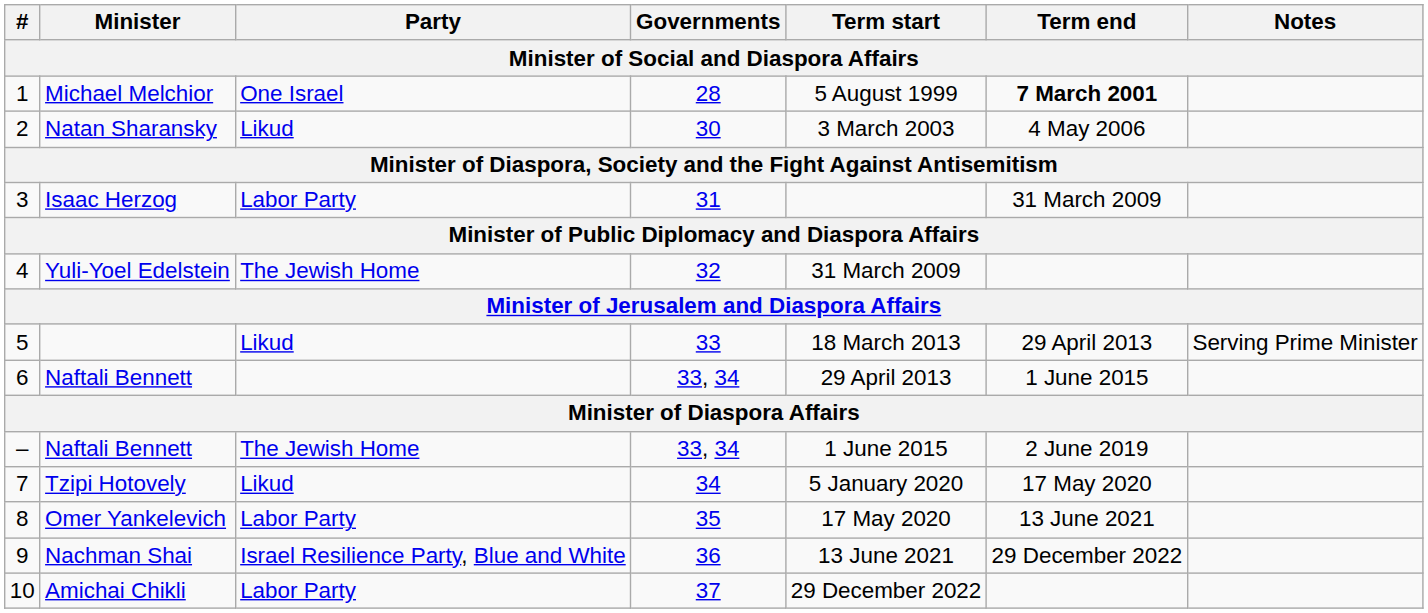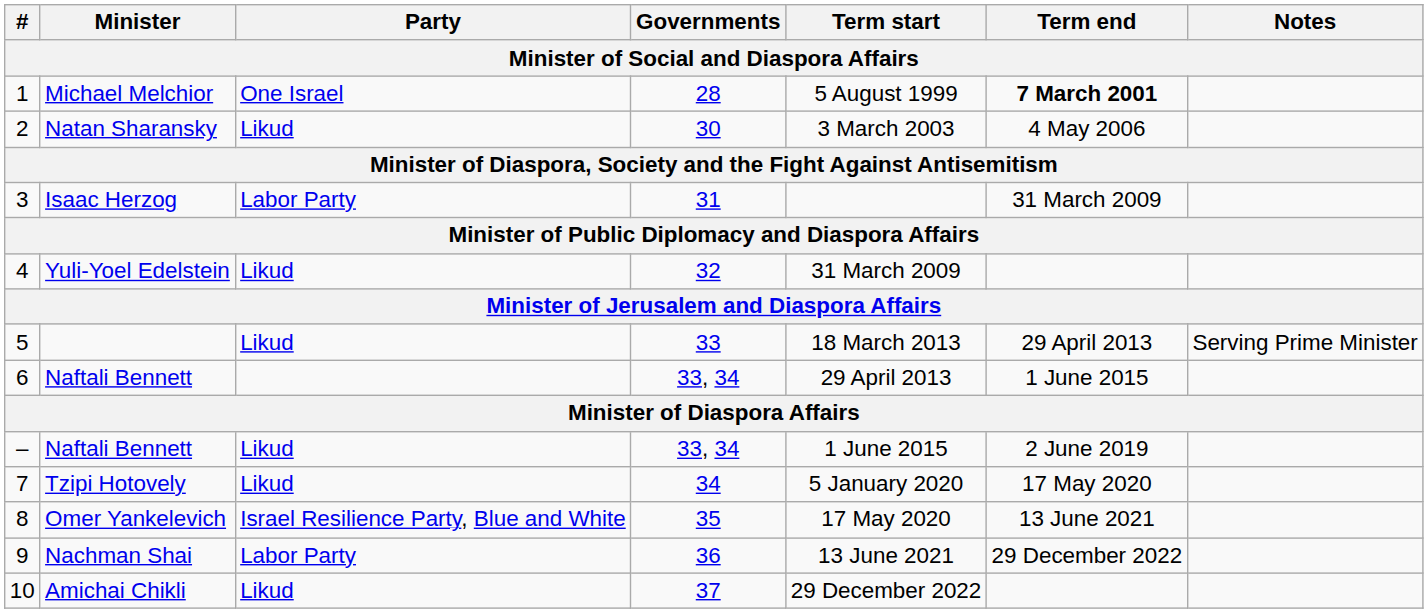(330, 270) The Jewish Home -> (267, 270) Likud
(330, 448) The Jewish Home -> (267, 448) Likud
(298, 519) Labor Party -> (433, 519) Israel Resilience Party, Blue and White
(433, 555) Israel Resilience Party, Blue and White -> (298, 555) Labor Party
(298, 590) Labor Party -> (267, 590) Likud
